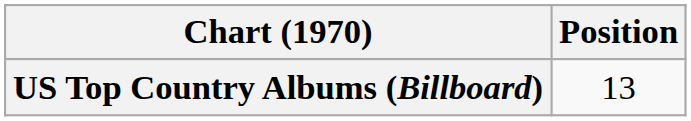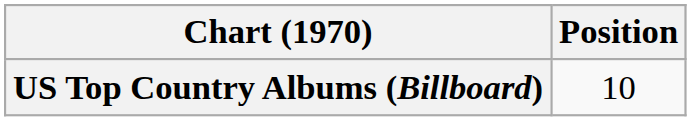(619, 86) 13 -> (619, 86) 10
